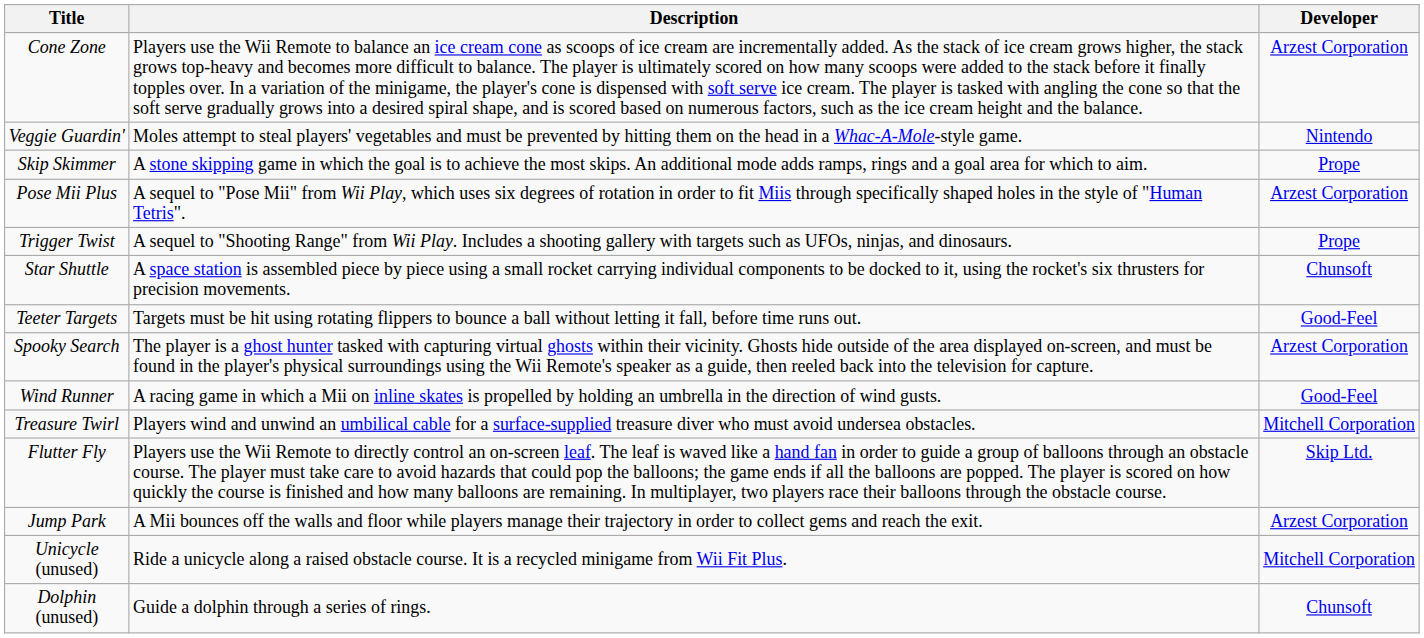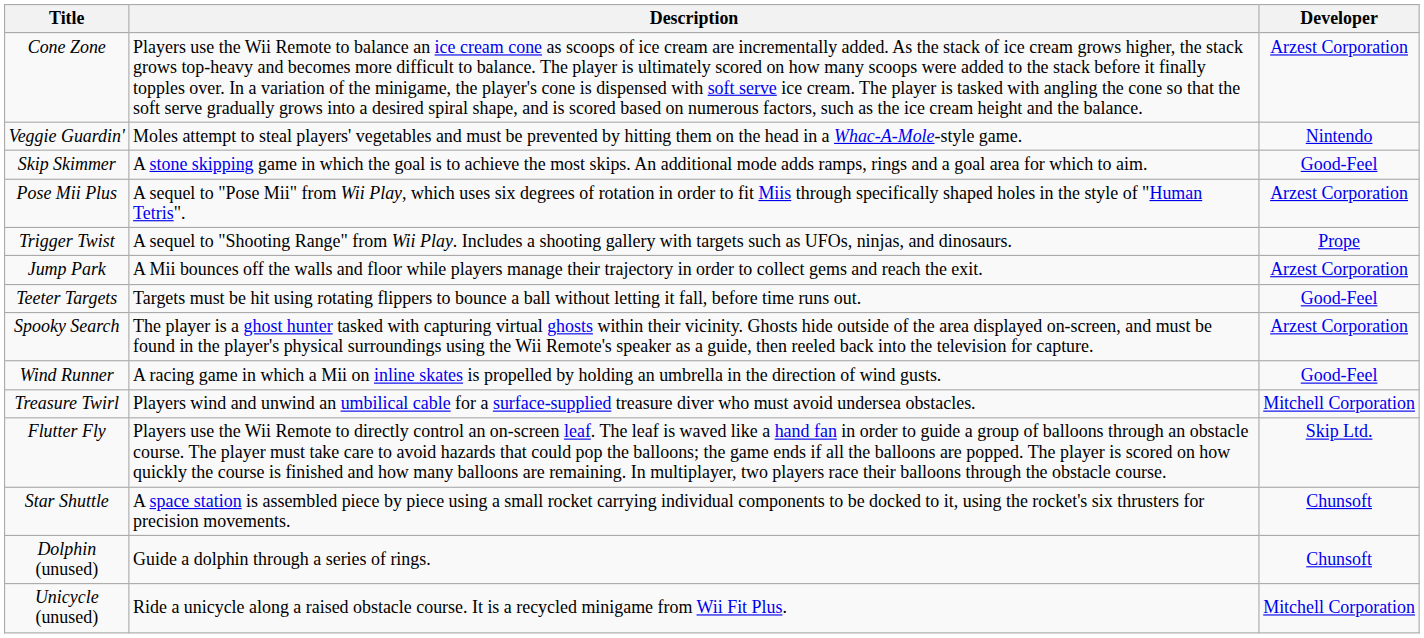(1339, 164) Prope -> (1339, 164) Good-Feel
rows swapped: (67, 521) <-> (67, 269)
rows swapped: (67, 608) <-> (67, 559)
